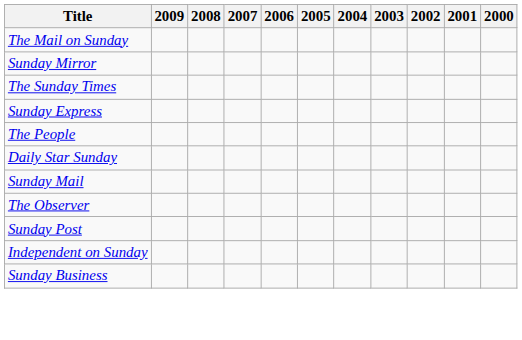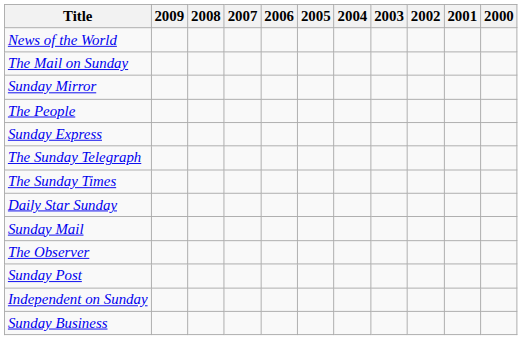+ row: (62, 39)
rows swapped: (62, 87) <-> (42, 134)
+ row: (75, 157)
